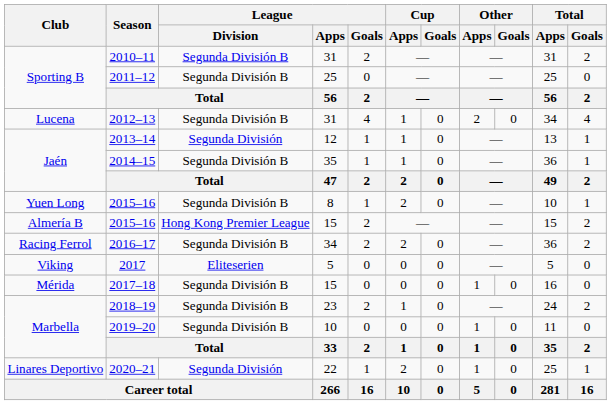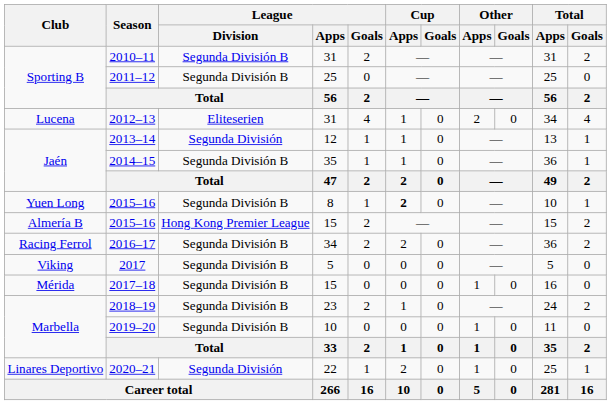(235, 118) Segunda División B -> (235, 118) Eliteserien
(404, 202) normal -> (404, 202) bold
(235, 264) Eliteserien -> (235, 264) Segunda División B
